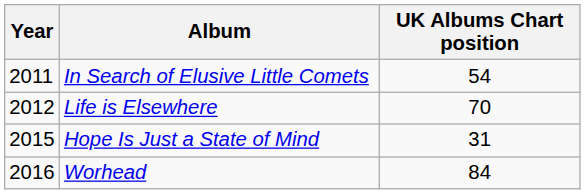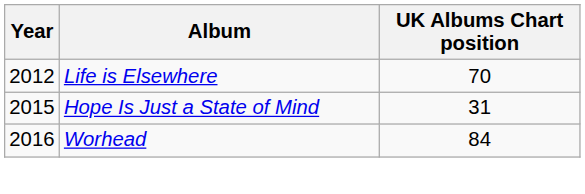- row: (216, 75)
